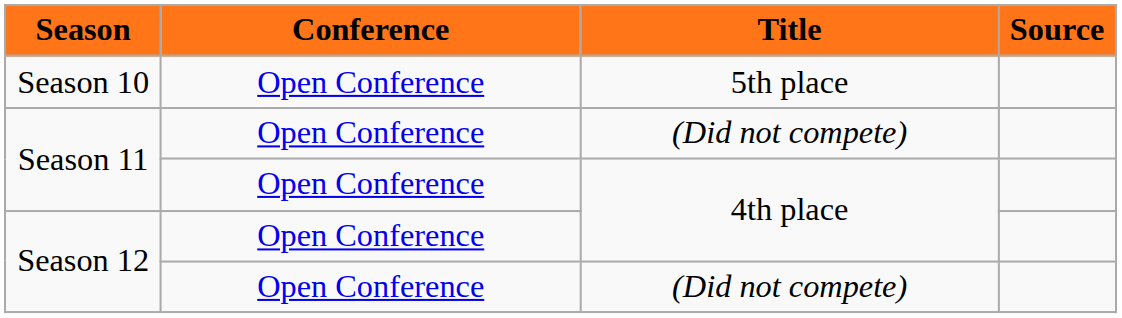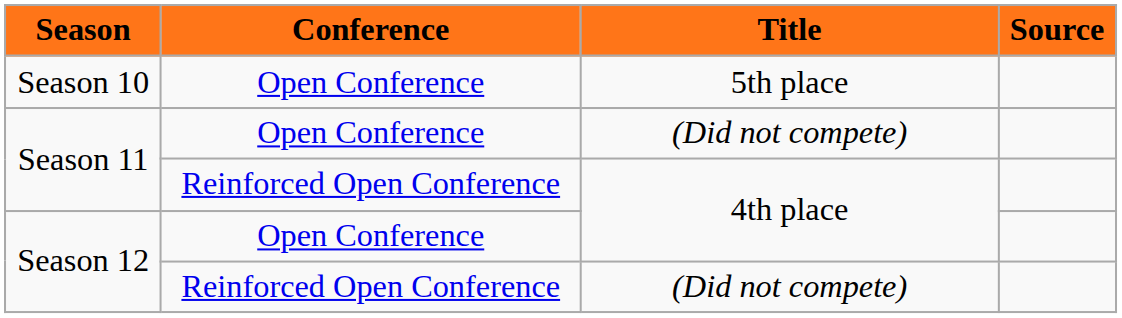(371, 183) Open Conference -> (371, 183) Reinforced Open Conference
(371, 286) Open Conference -> (371, 286) Reinforced Open Conference
